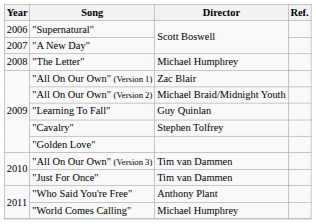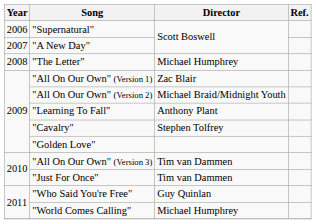(184, 111) Guy Quinlan -> (187, 111) Anthony Plant
(187, 194) Anthony Plant -> (184, 194) Guy Quinlan
